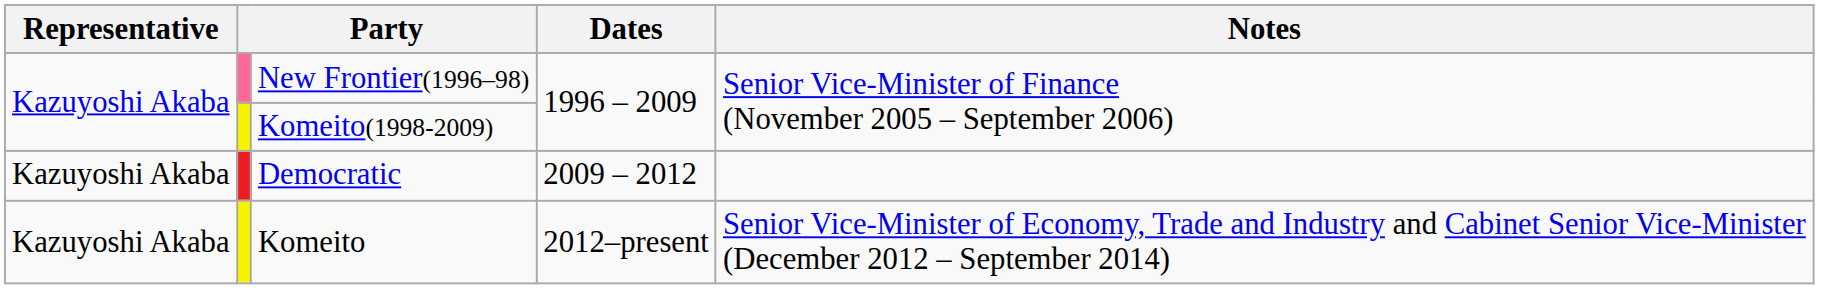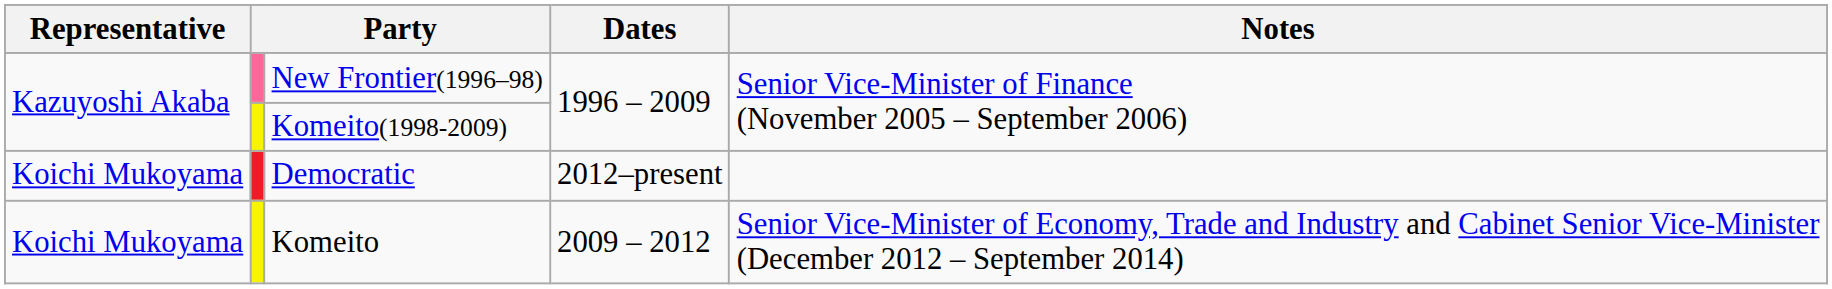(121, 175) Kazuyoshi Akaba -> (128, 175) Koichi Mukoyama
(620, 175) 2009 – 2012 -> (640, 175) 2012–present
(121, 241) Kazuyoshi Akaba -> (128, 241) Koichi Mukoyama
(626, 241) 2012–present -> (634, 241) 2009 – 2012
